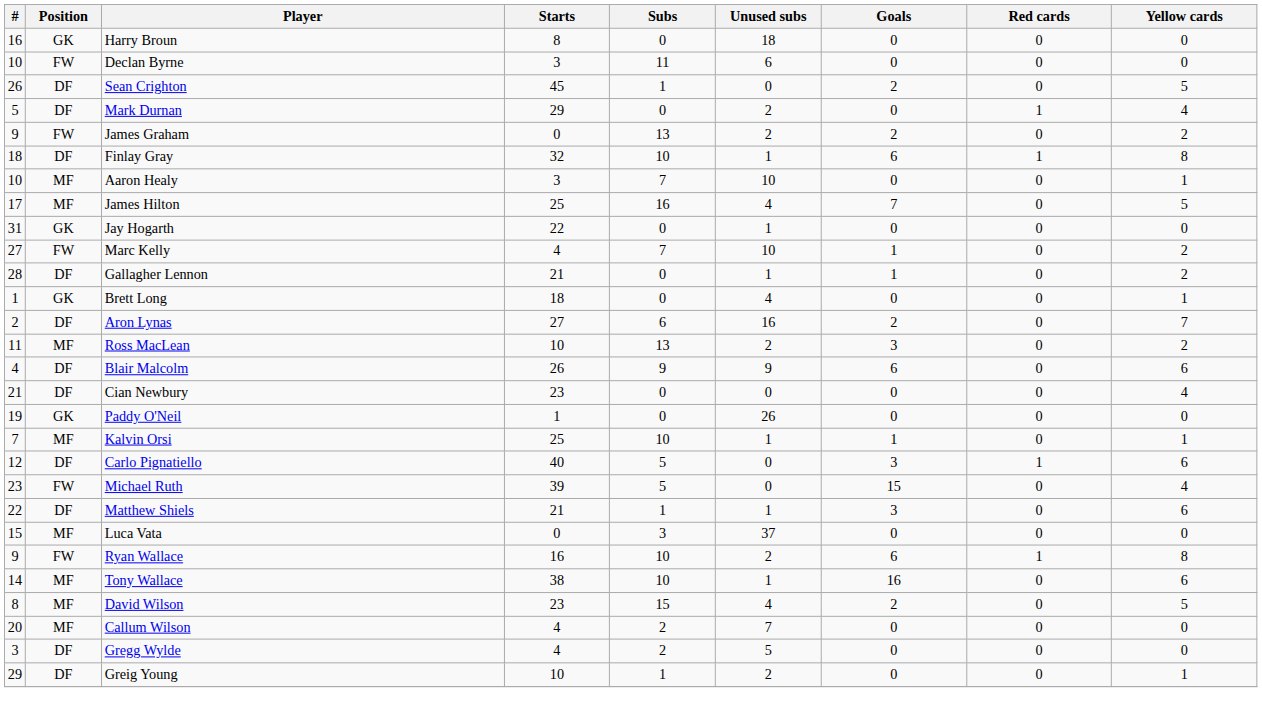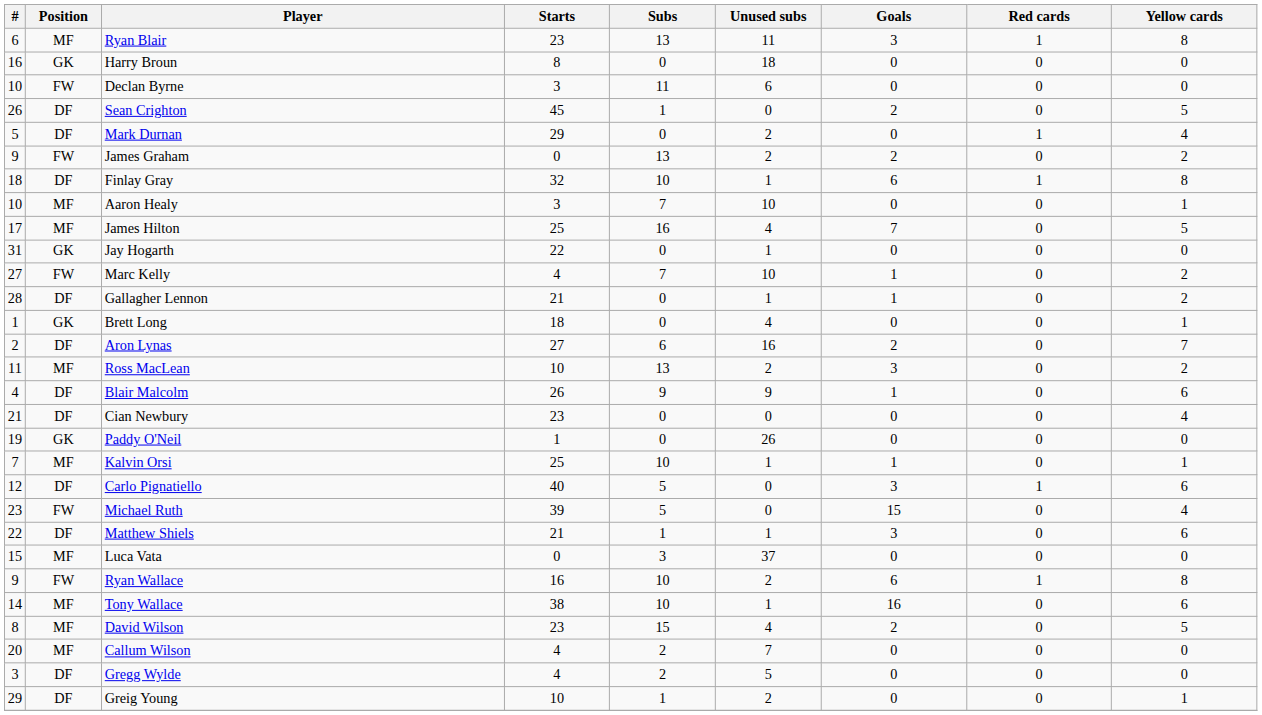+ row: (136, 40)
(894, 369) 6 -> (894, 392) 1
